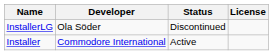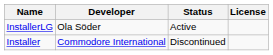(198, 27) Discontinued -> (183, 27) Active
(183, 42) Active -> (198, 42) Discontinued
